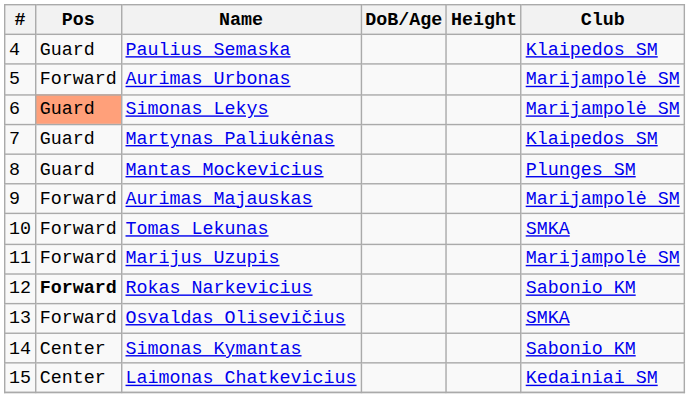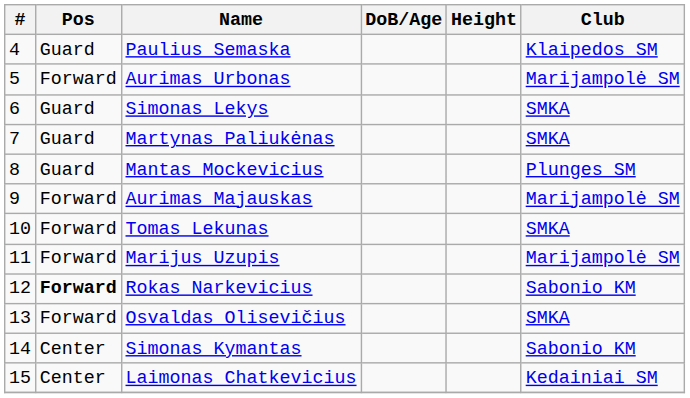(67, 109) lightsalmon background -> (67, 109) no background
(603, 109) Marijampolė SM -> (548, 109) SMKA
(592, 139) Klaipedos SM -> (548, 139) SMKA
